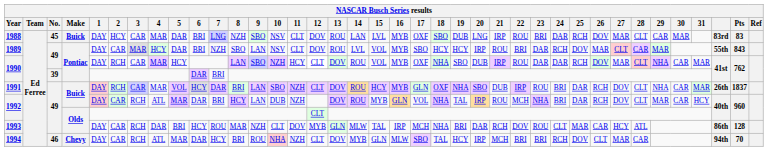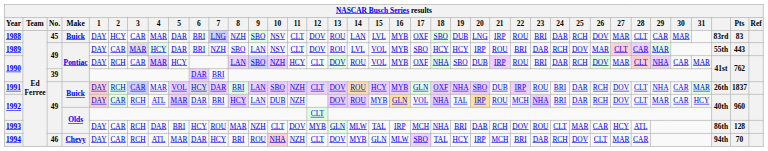(739, 49) 843 -> (739, 49) 443
(541, 62) DAR -> (541, 62) BRI
(541, 139) BRI -> (541, 139) DAR
